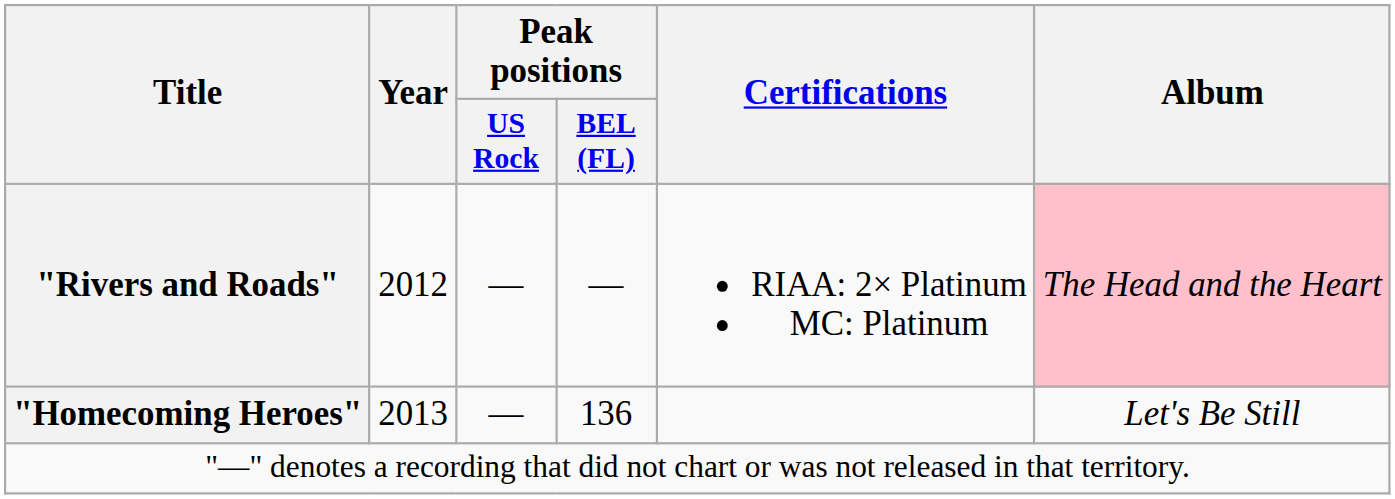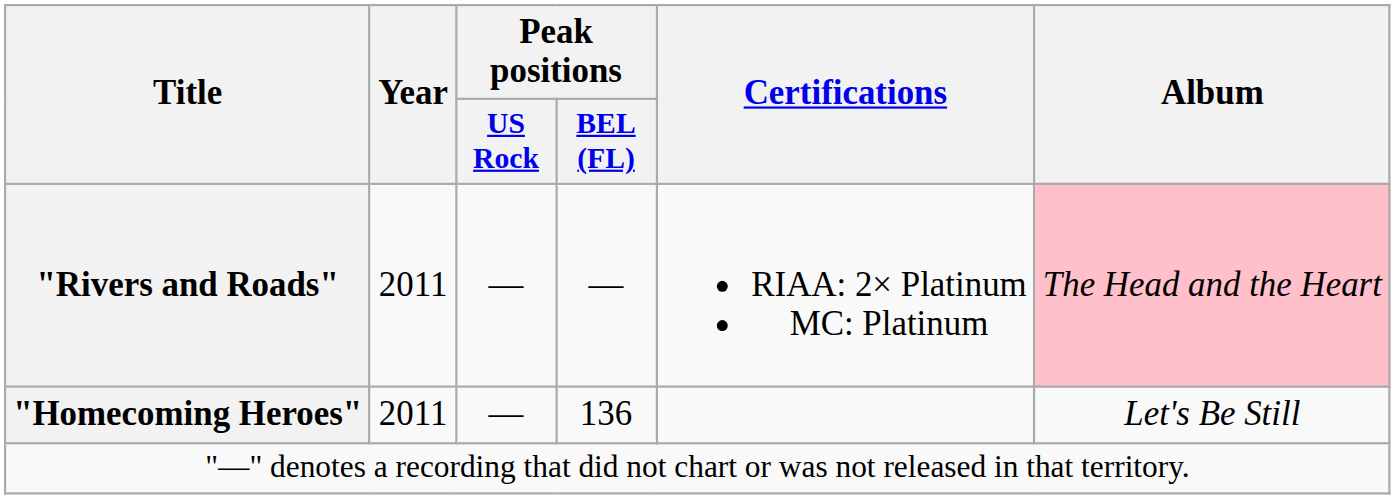(413, 284) 2012 -> (413, 284) 2011
(413, 414) 2013 -> (413, 414) 2011
